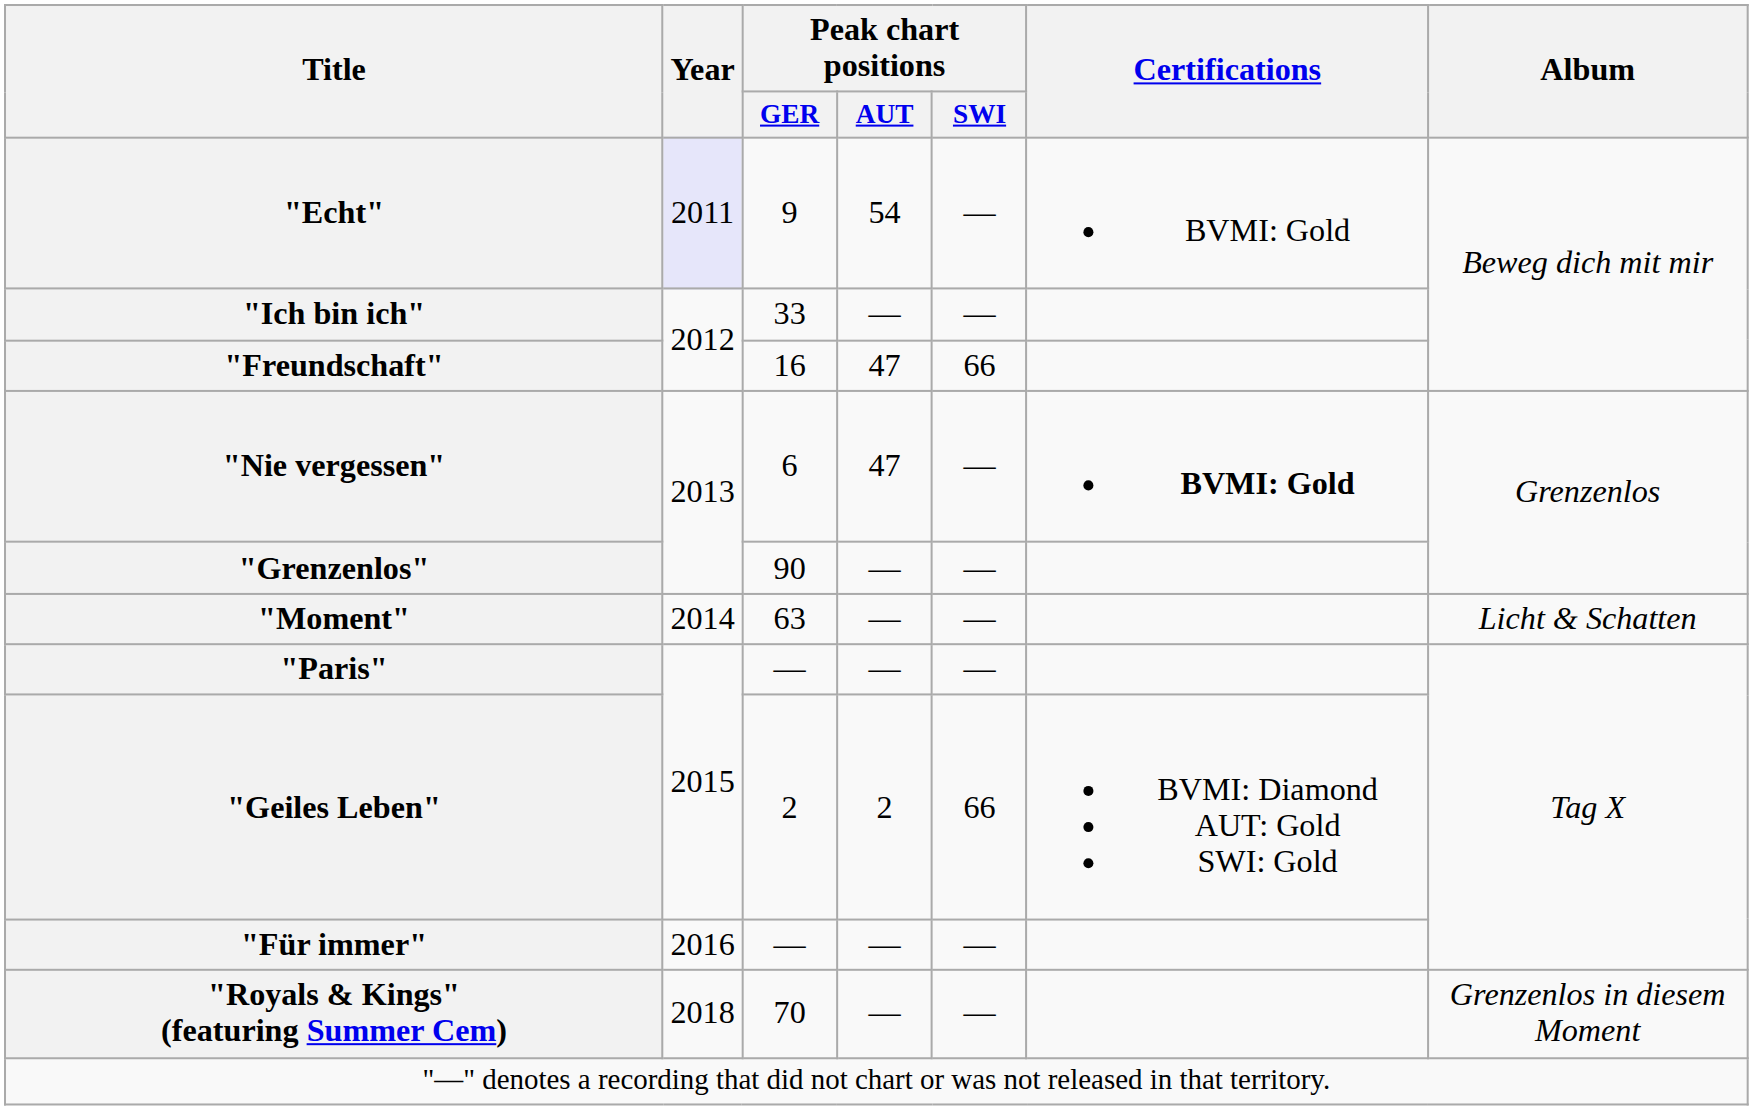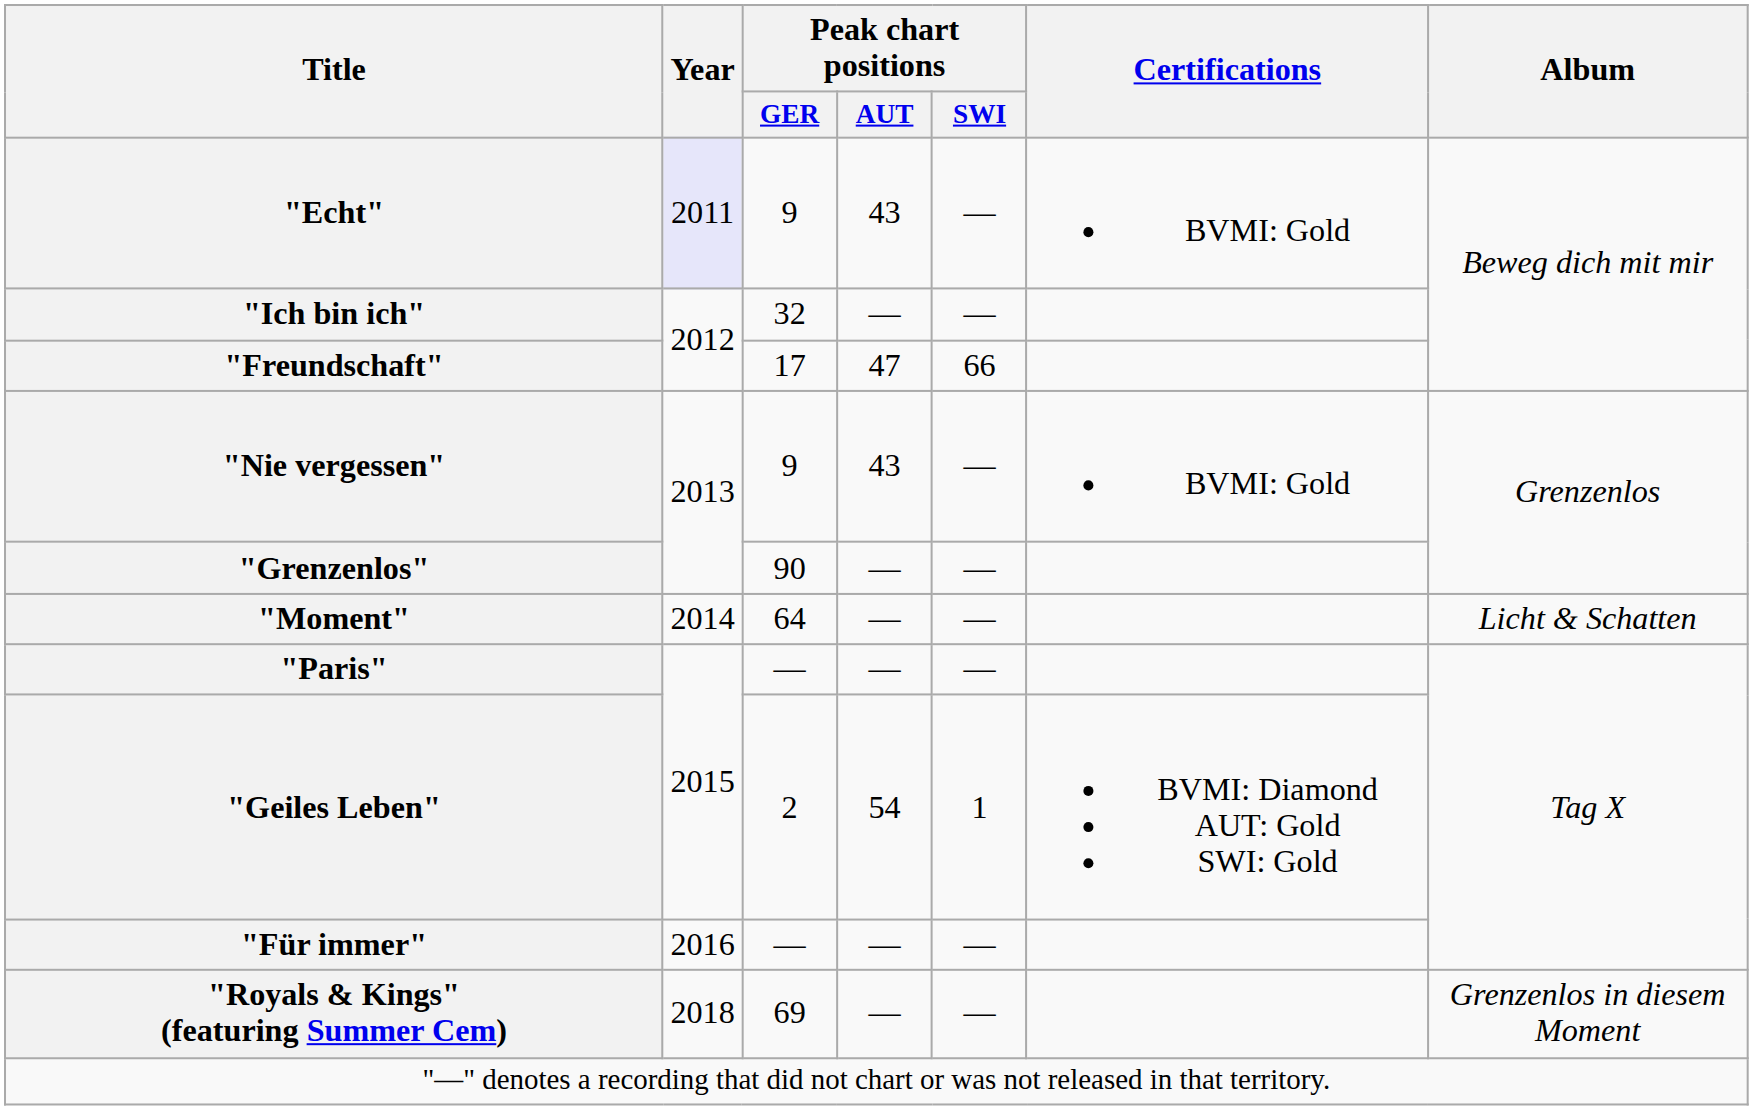(885, 212) 54 -> (885, 212) 43
(790, 313) 33 -> (790, 313) 32
(790, 364) 16 -> (790, 364) 17
(790, 466) 6 -> (790, 466) 9
(885, 466) 47 -> (885, 466) 43
(1227, 485) bold -> (1227, 485) normal
(790, 618) 63 -> (790, 618) 64
(885, 806) 2 -> (885, 806) 54
(980, 806) 66 -> (980, 806) 1
(790, 1013) 70 -> (790, 1013) 69
